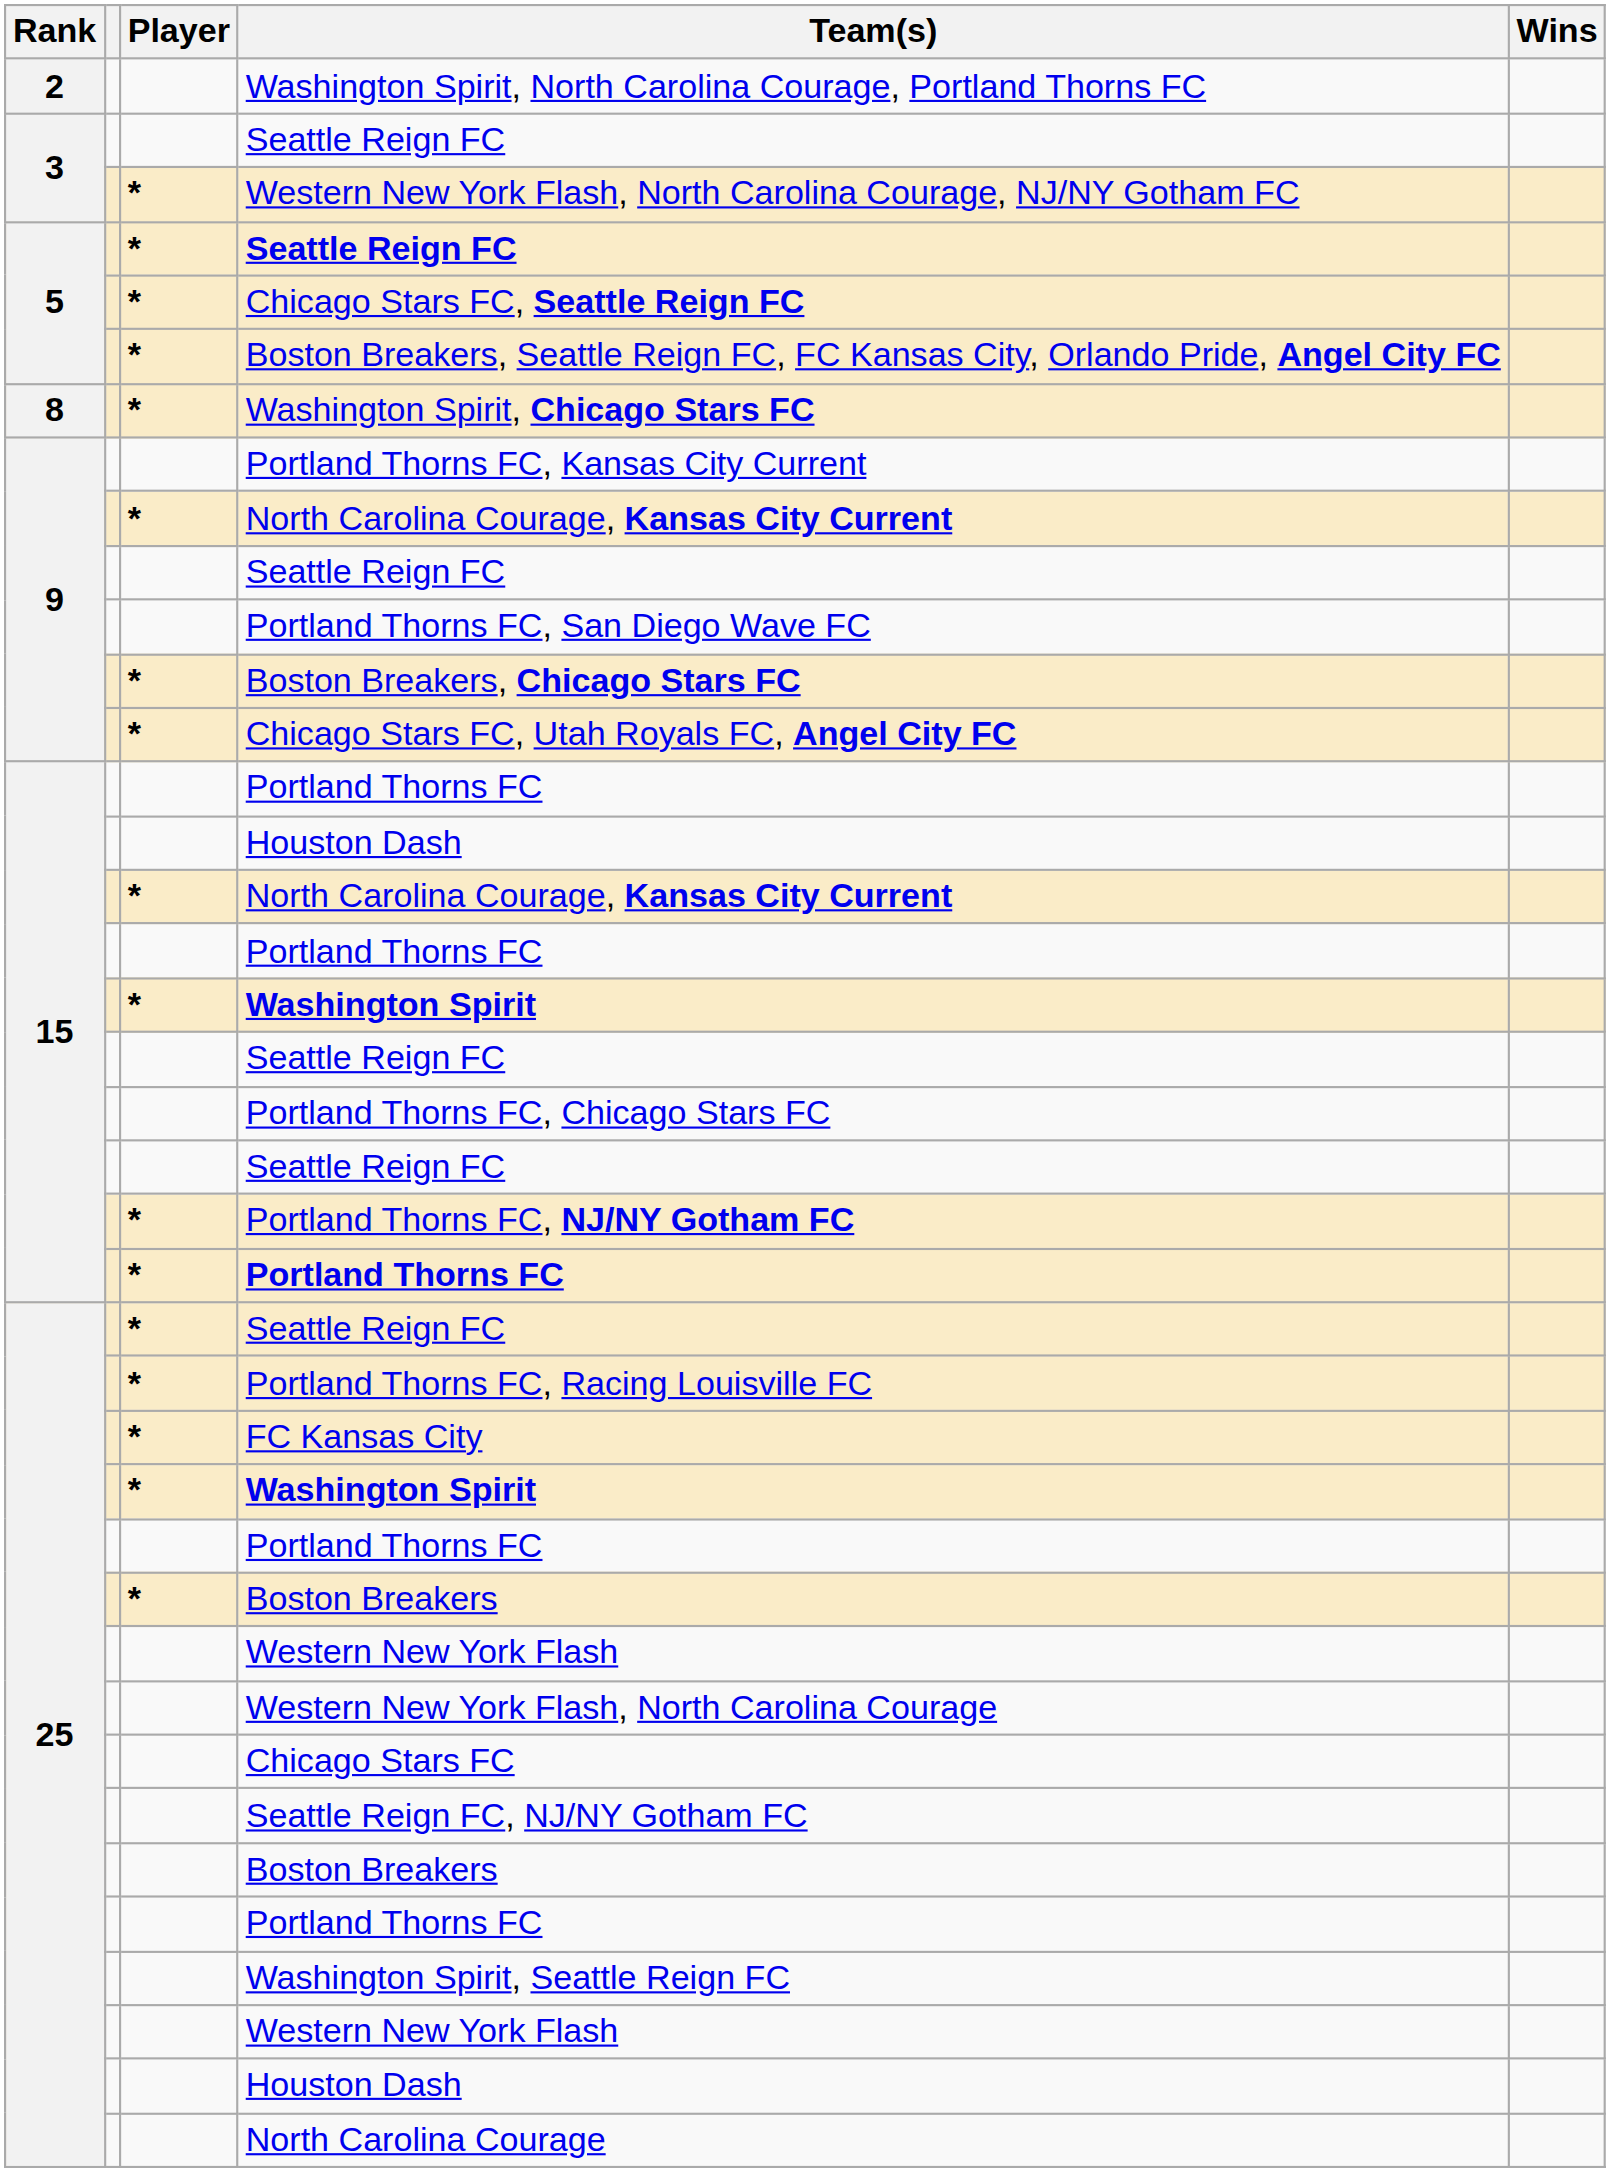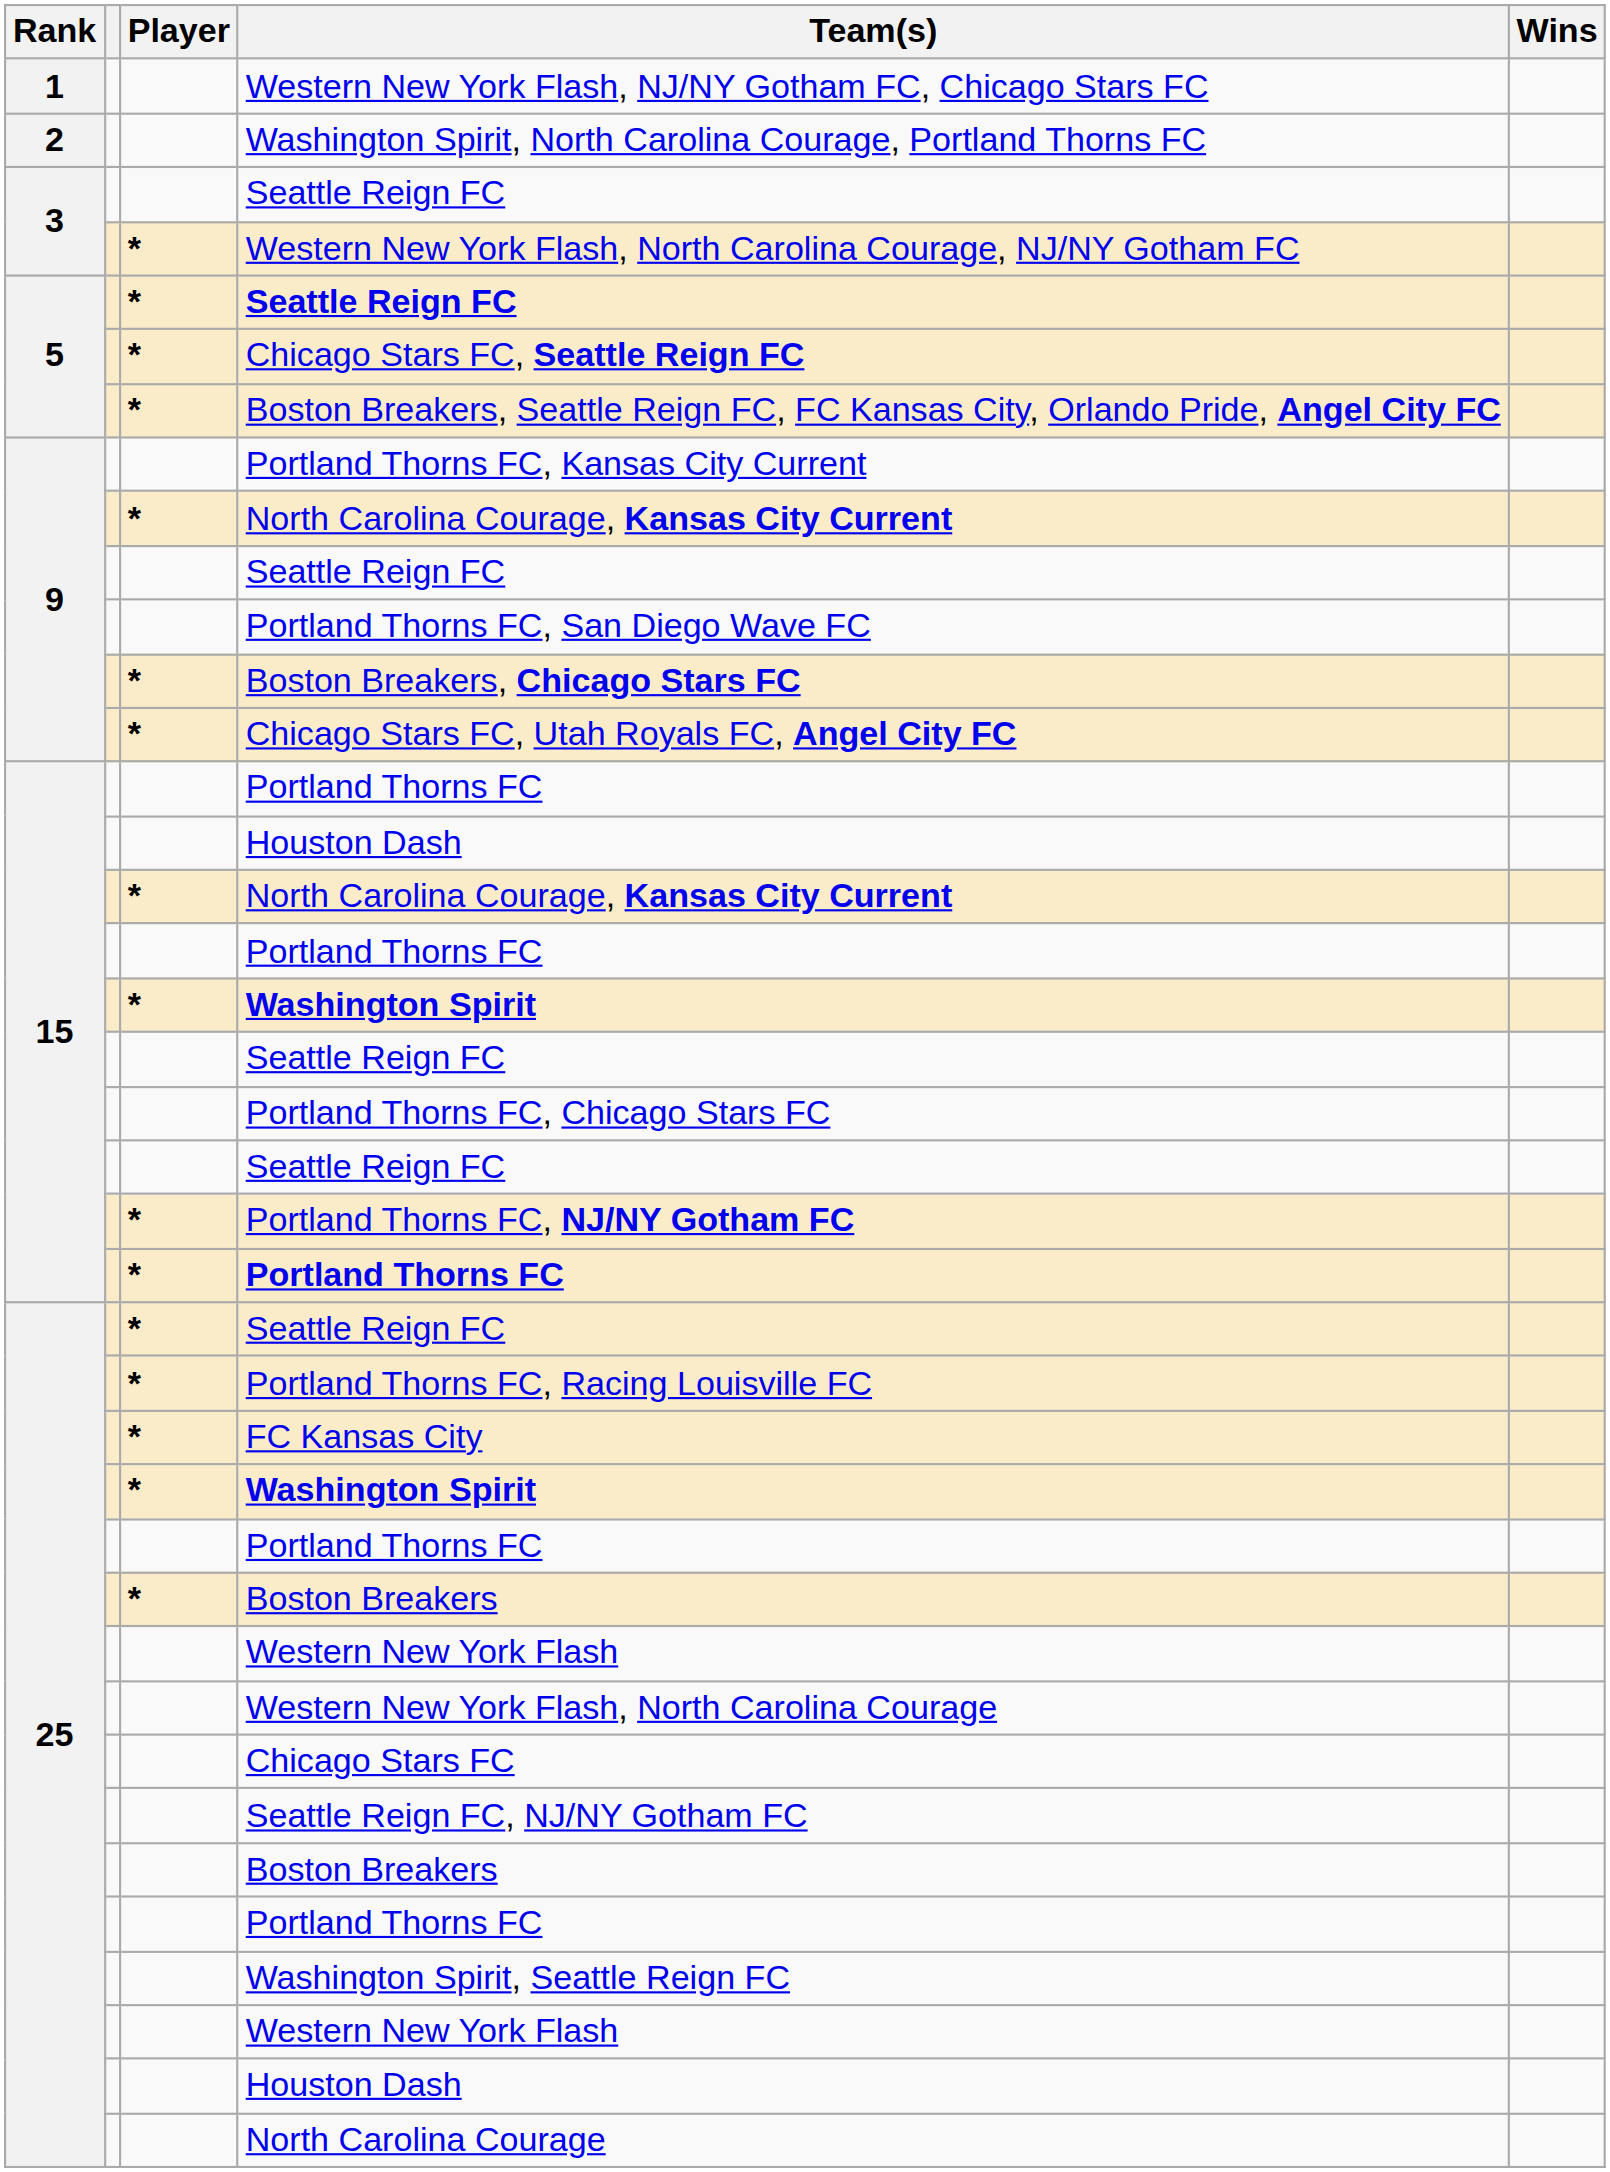+ row: (55, 85)
- row: (55, 409)
